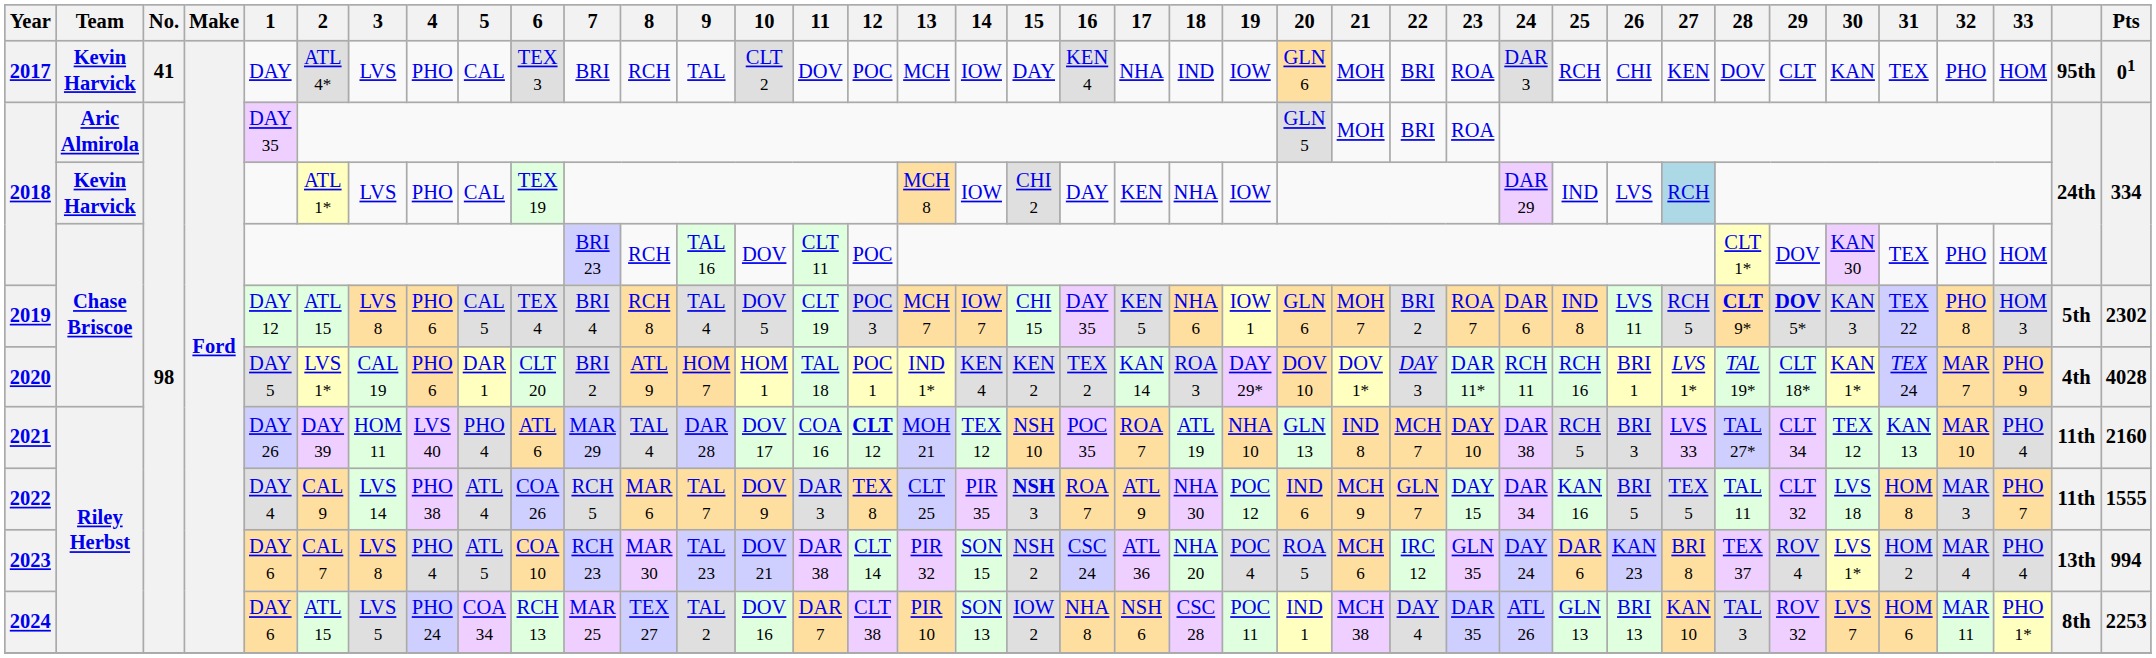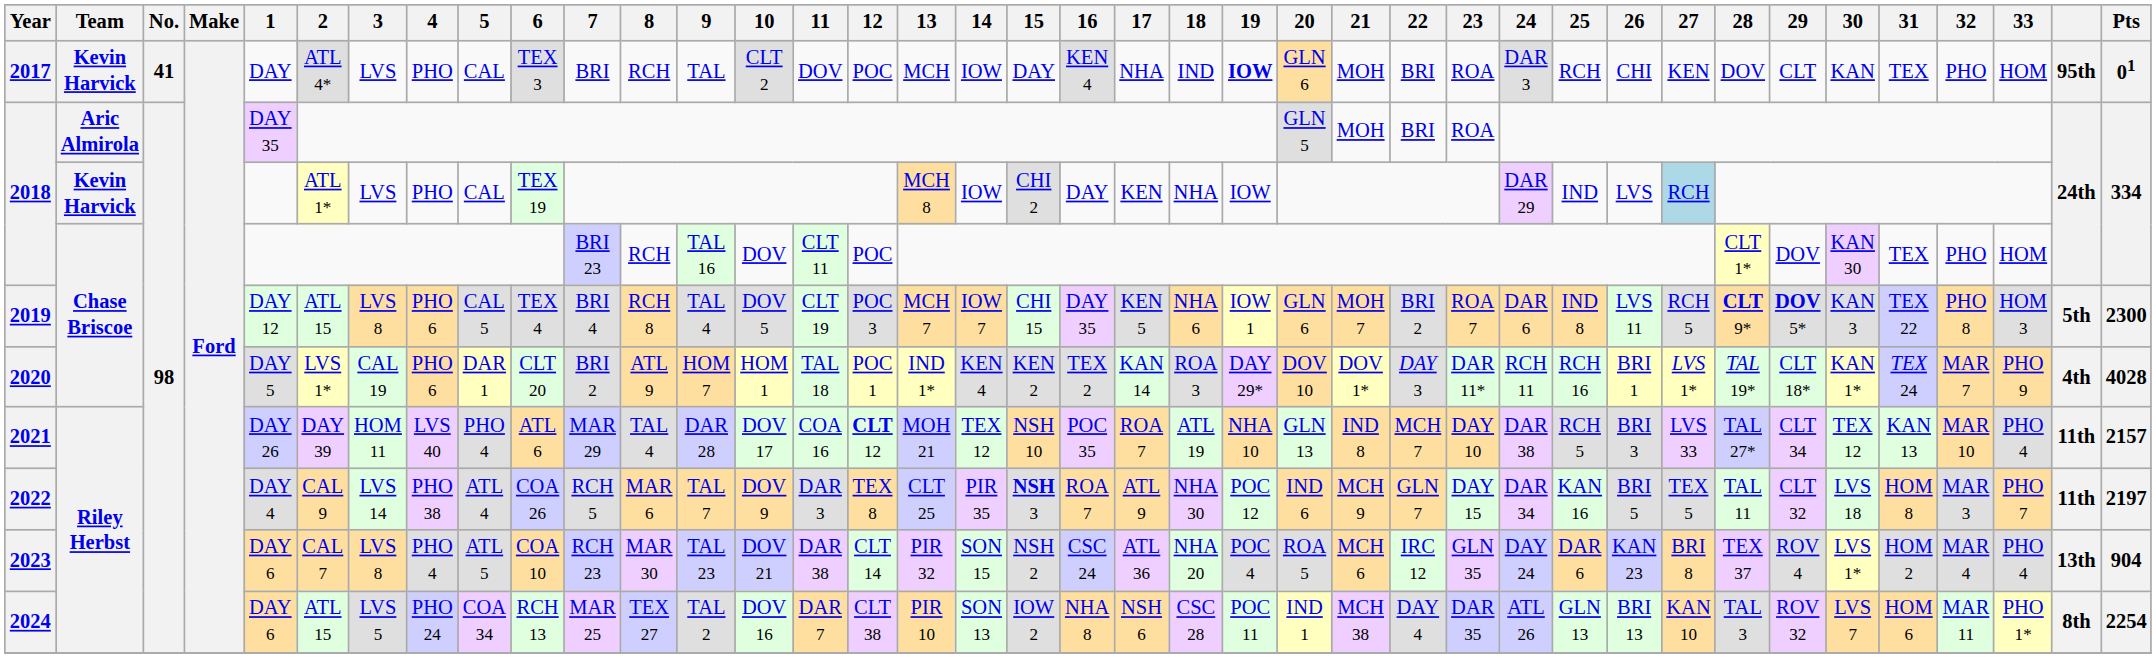(1250, 70) normal -> (1250, 70) bold
(2126, 315) 2302 -> (2126, 315) 2300
(2126, 437) 2160 -> (2126, 437) 2157
(2126, 498) 1555 -> (2126, 498) 2197
(2126, 560) 994 -> (2126, 560) 904
(2126, 621) 2253 -> (2126, 621) 2254
